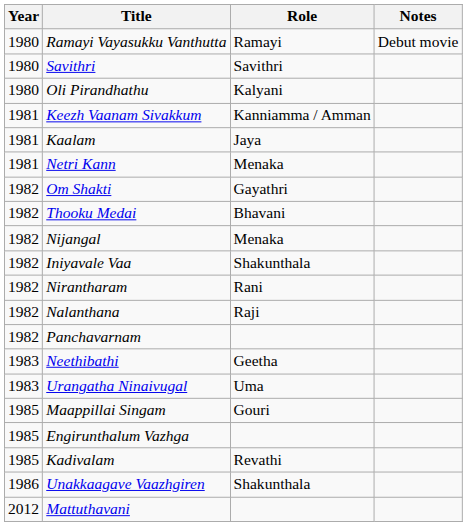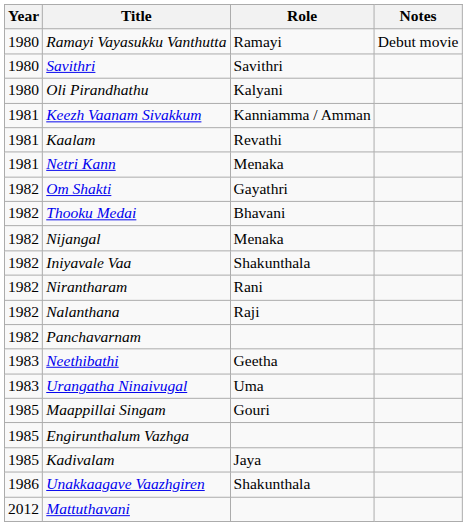(247, 139) Jaya -> (258, 139) Revathi
(258, 459) Revathi -> (247, 459) Jaya
